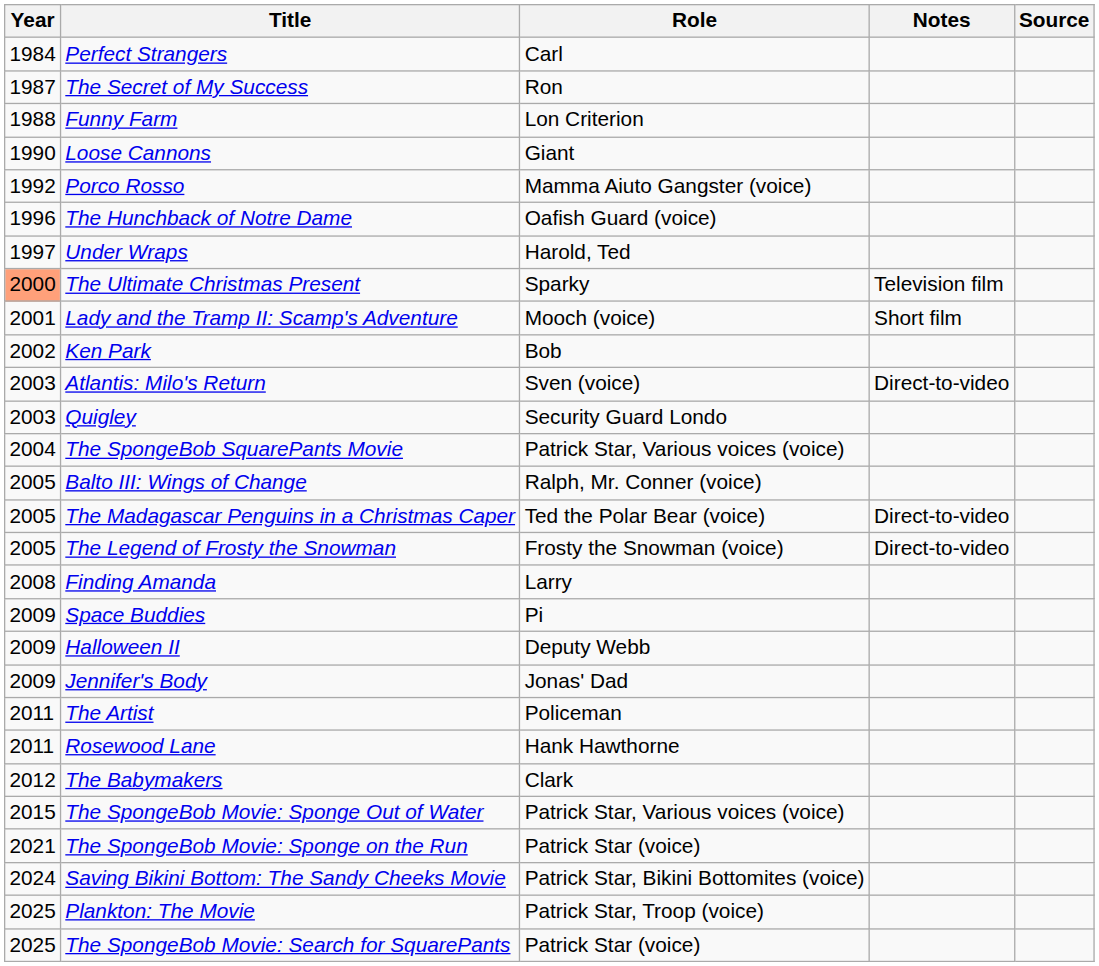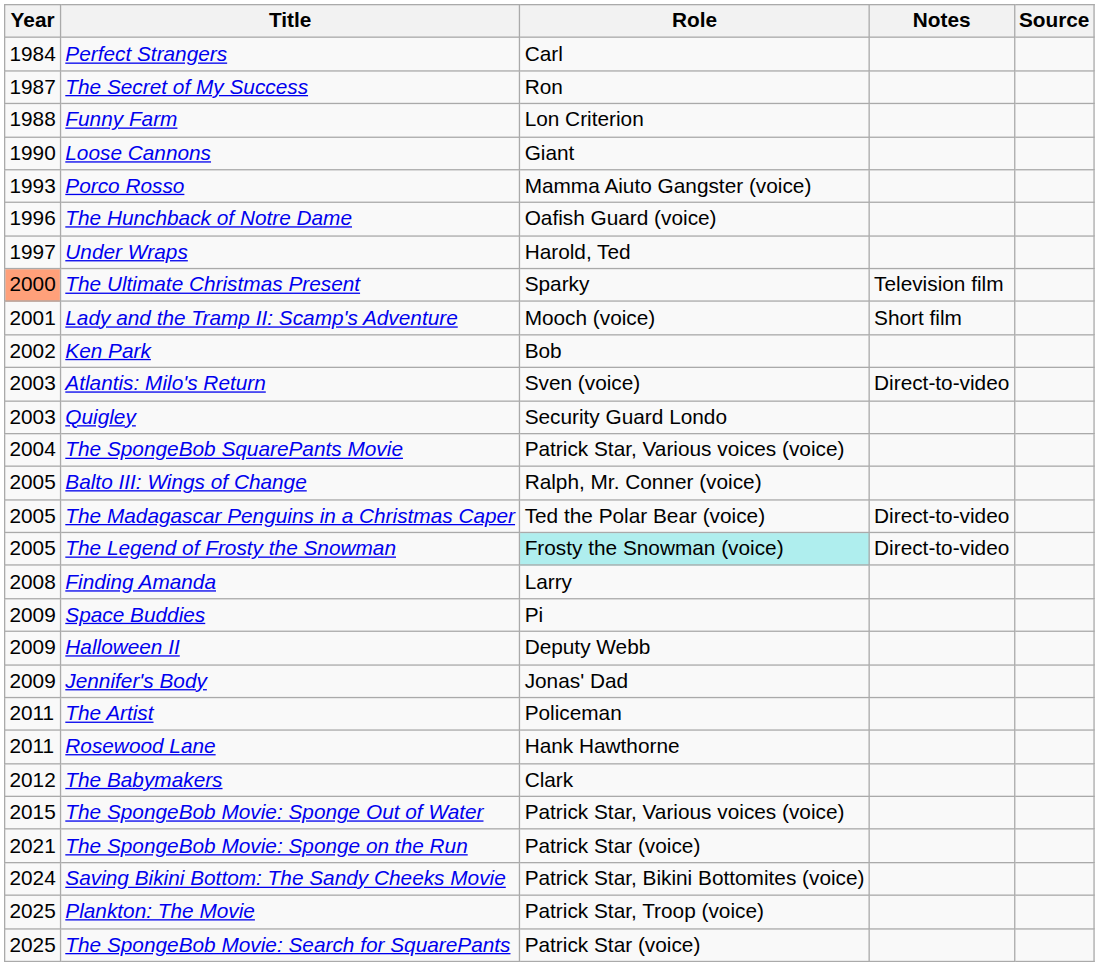(33, 185) 1992 -> (33, 185) 1993
(654, 548) no background -> (654, 548) paleturquoise background
